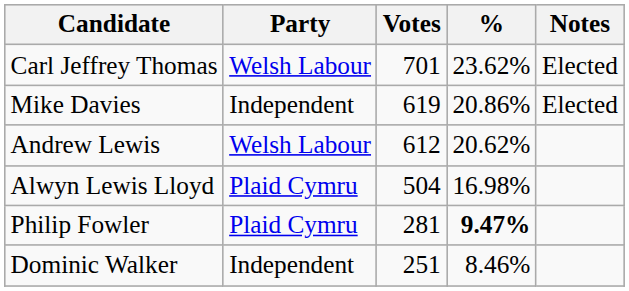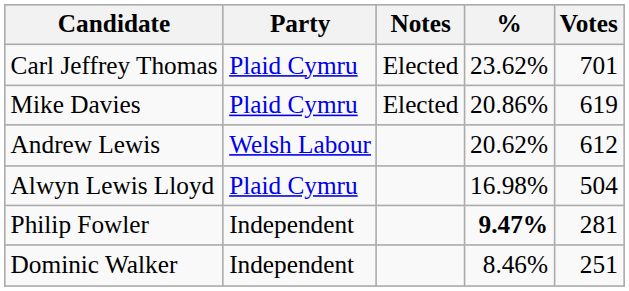columns swapped: (412, 24) <-> (580, 24)
(300, 64) Welsh Labour -> (293, 64) Plaid Cymru
(292, 104) Independent -> (293, 104) Plaid Cymru
(293, 225) Plaid Cymru -> (292, 225) Independent
